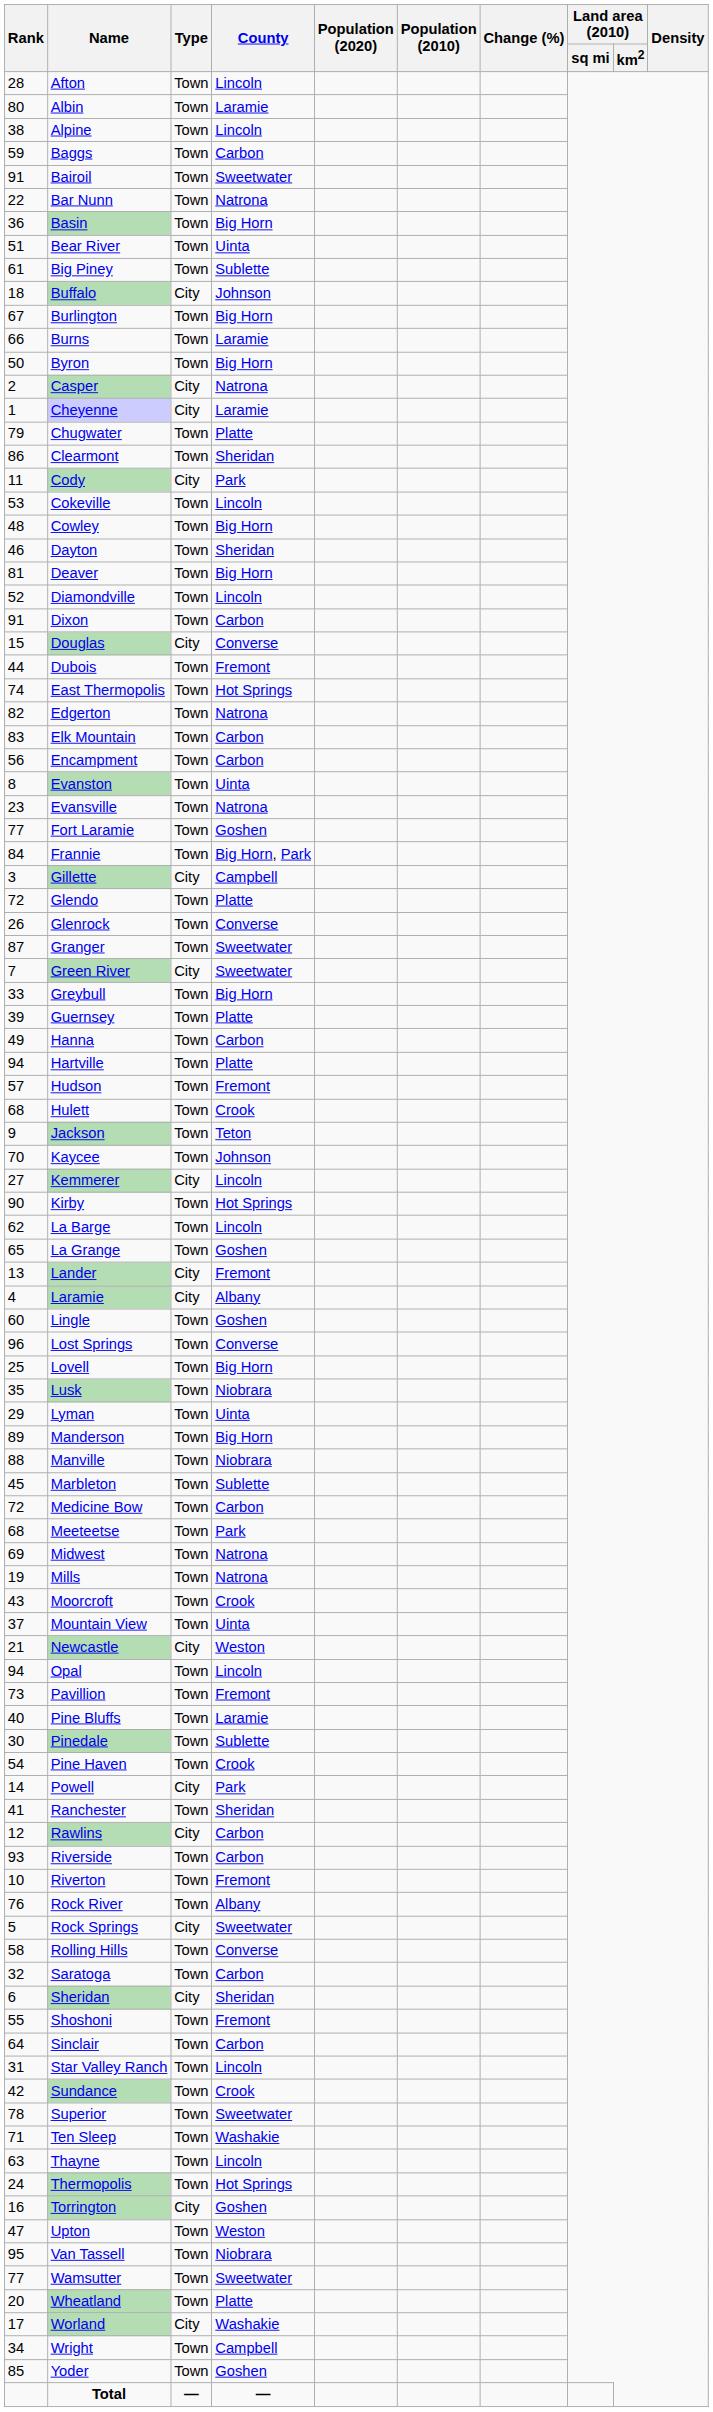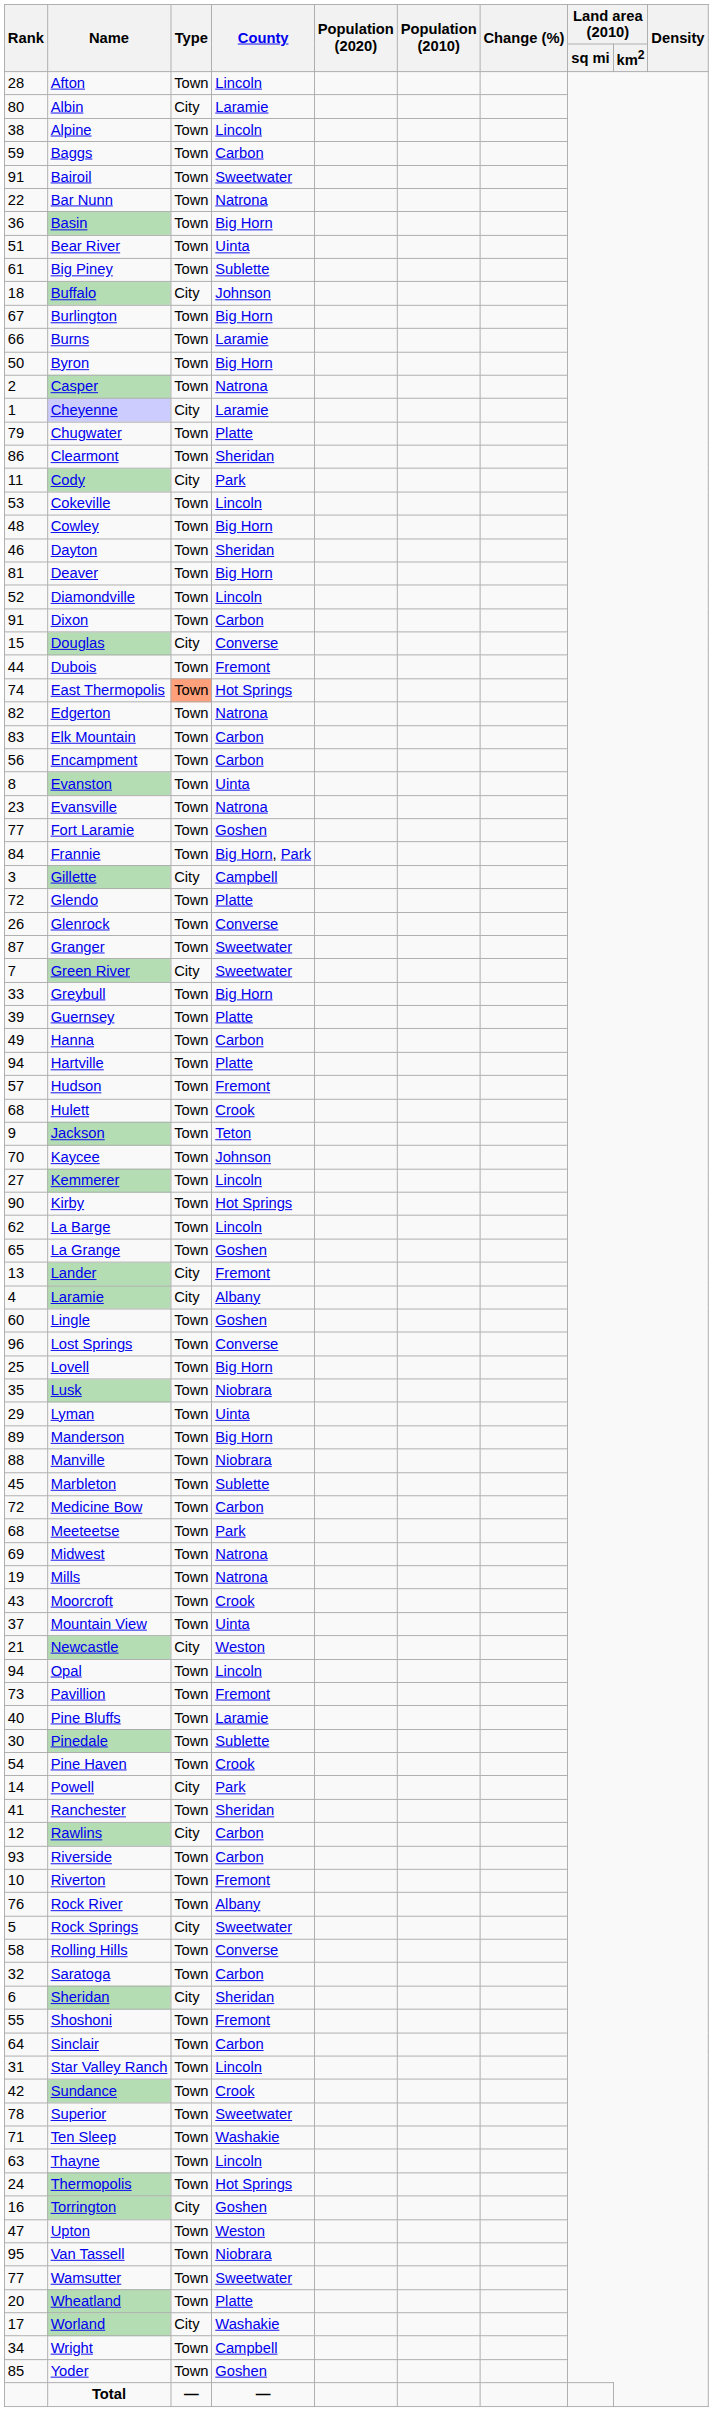(191, 106) Town -> (187, 106) City
(187, 386) City -> (191, 386) Town
(191, 690) no background -> (191, 690) lightsalmon background
(187, 1180) City -> (191, 1180) Town
